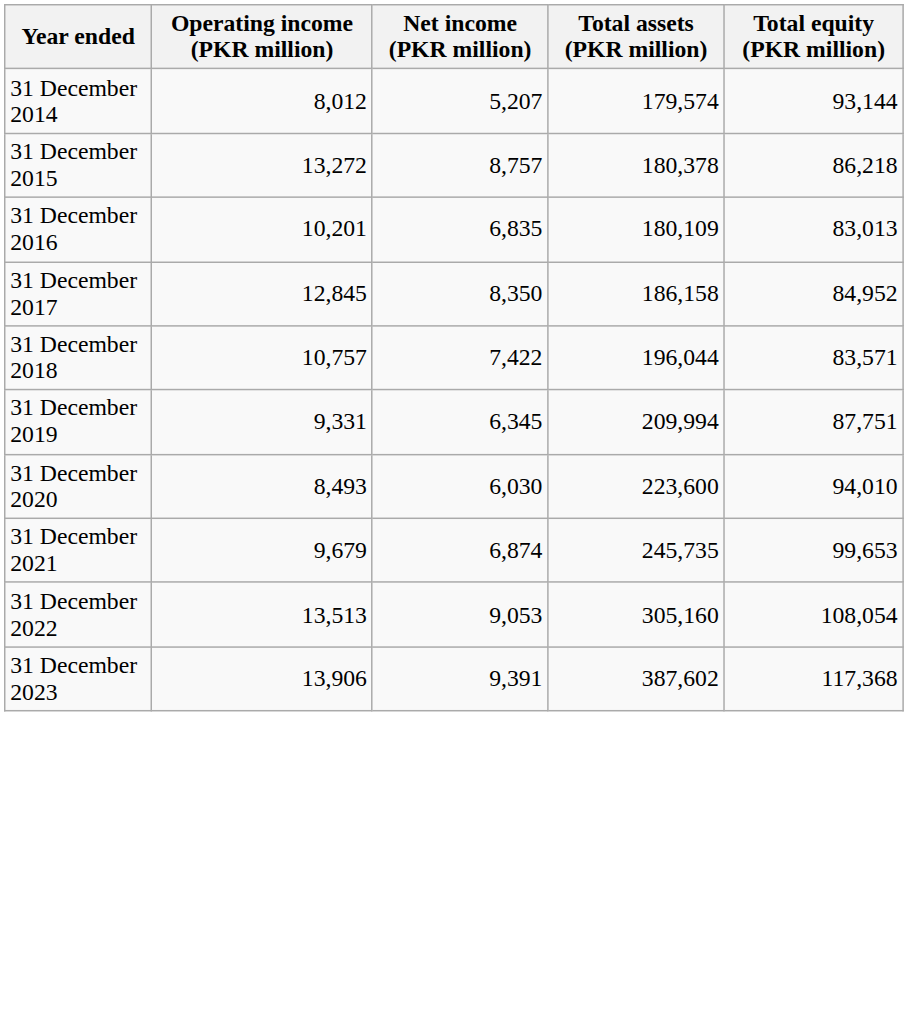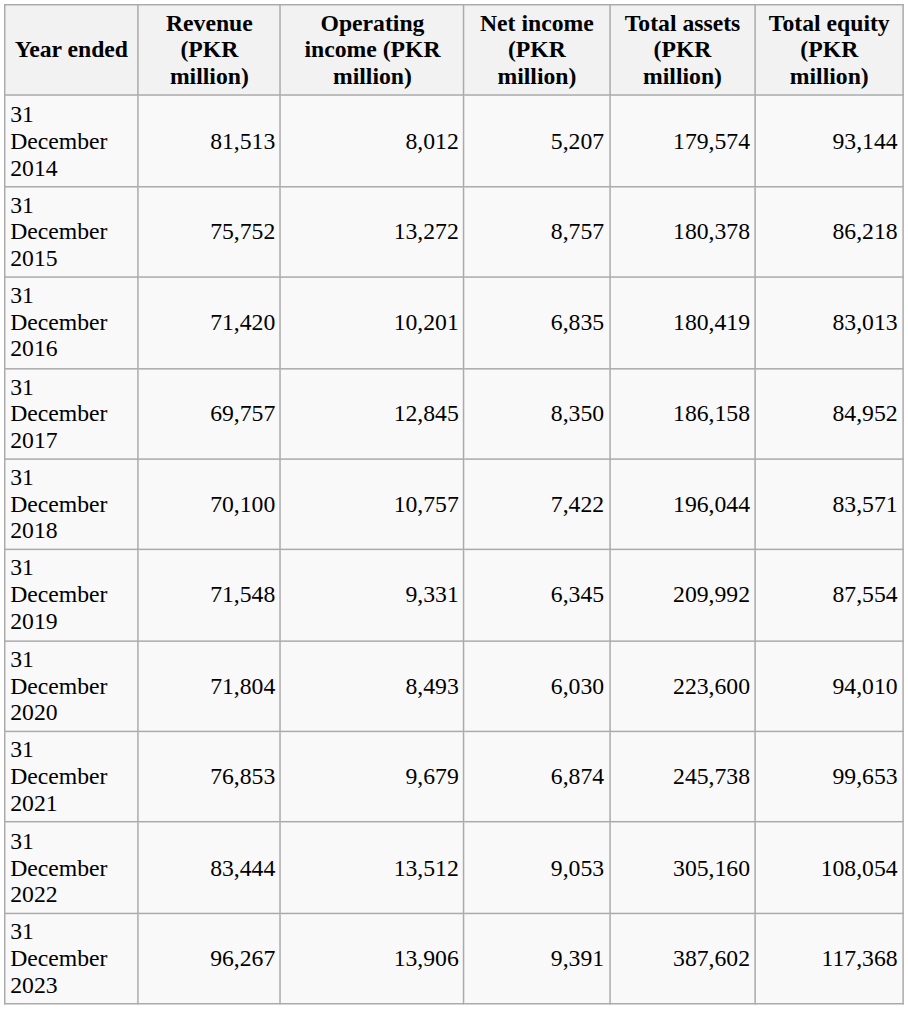+ column: (209, 49)
(680, 229) 180,109 -> (712, 322) 180,419
(680, 421) 209,994 -> (712, 594) 209,992
(865, 421) 87,751 -> (865, 594) 87,554
(680, 550) 245,735 -> (712, 776) 245,738
(334, 614) 13,513 -> (426, 867) 13,512
